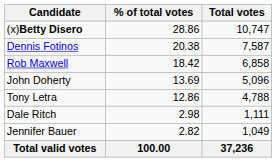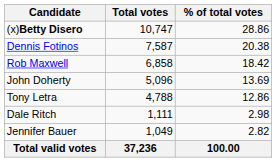columns swapped: (237, 13) <-> (154, 13)
